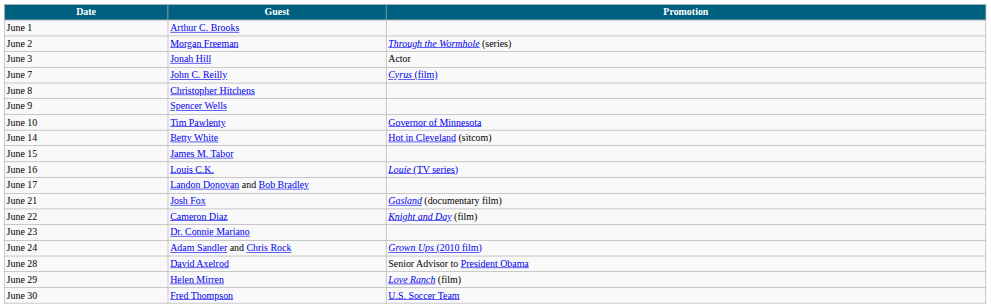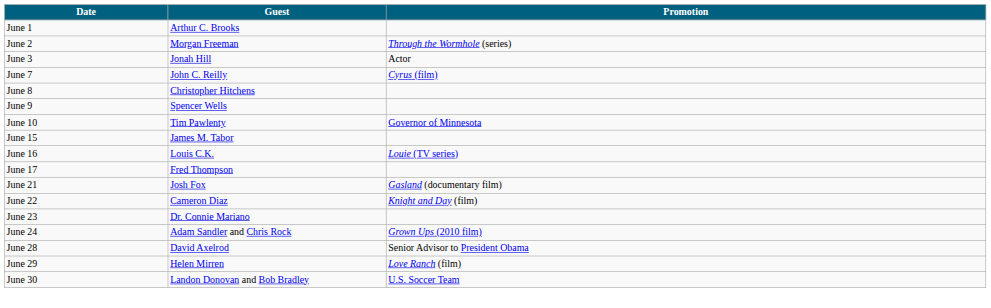- row: (22, 138)
(240, 185) Landon Donovan and Bob Bradley -> (202, 169) Fred Thompson
(202, 295) Fred Thompson -> (240, 279) Landon Donovan and Bob Bradley
